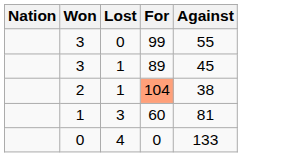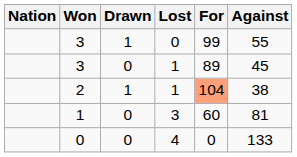+ column: (128, 16)
